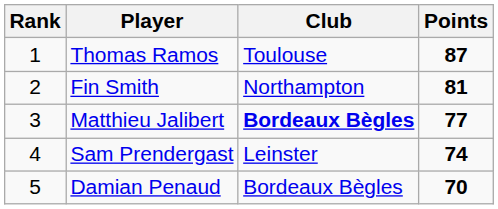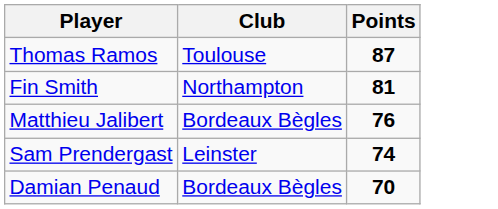- column: (35, 21)
(329, 120) bold -> (262, 120) normal
(456, 120) 77 -> (384, 120) 76
